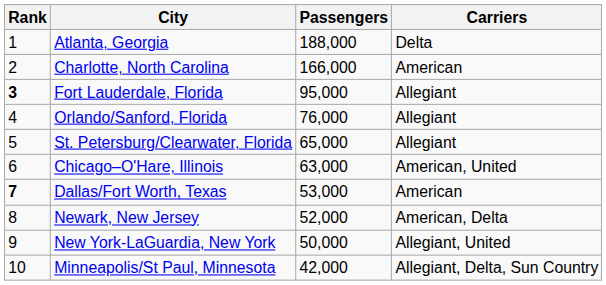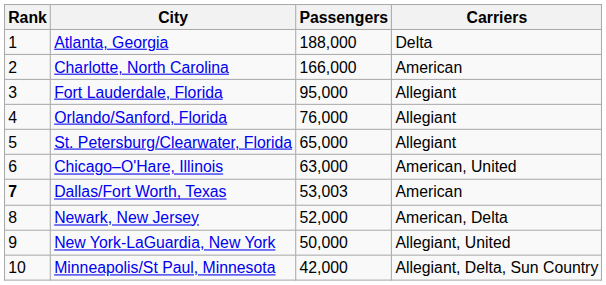(13, 92) bold -> (13, 92) normal
(324, 192) 53,000 -> (324, 192) 53,003
